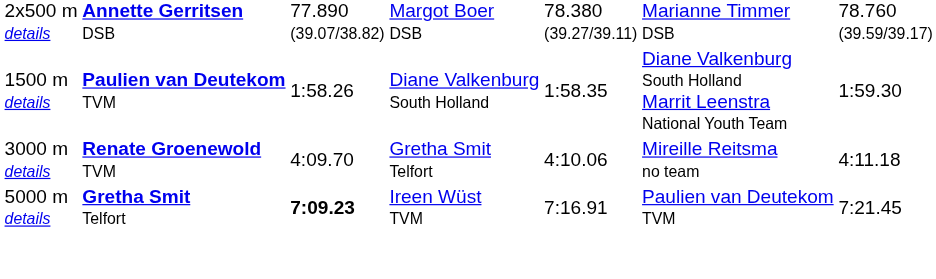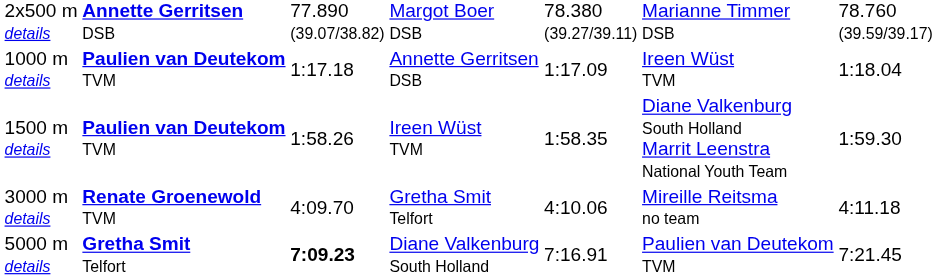+ row: (36, 69)
(464, 90) Diane Valkenburg South Holland -> (435, 138) Ireen Wüst TVM
(435, 207) Ireen Wüst TVM -> (464, 255) Diane Valkenburg South Holland
